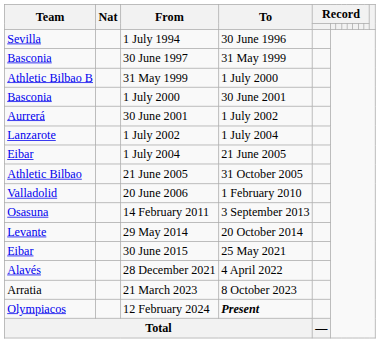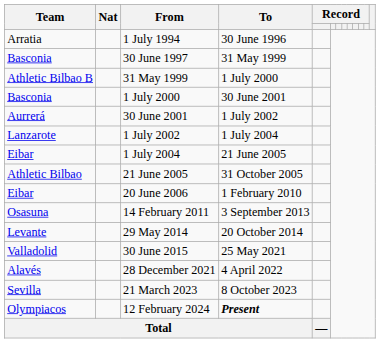(24, 39) Sevilla -> (24, 39) Arratia
(32, 193) Valladolid -> (20, 193) Eibar
(20, 251) Eibar -> (32, 251) Valladolid
(24, 289) Arratia -> (24, 289) Sevilla
